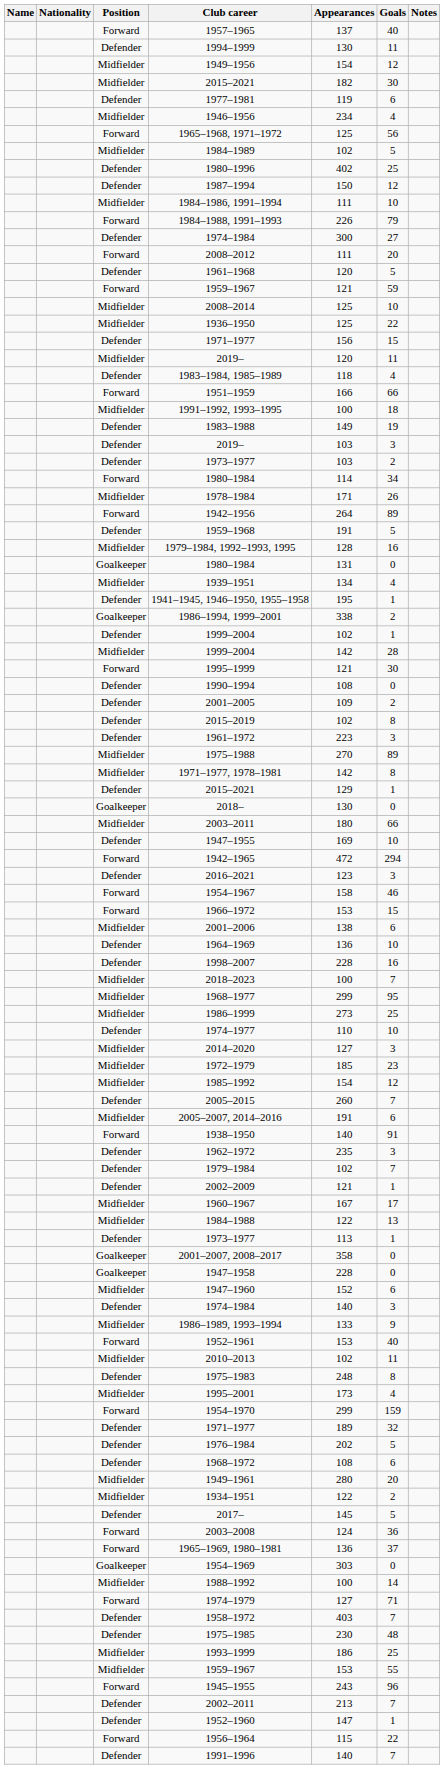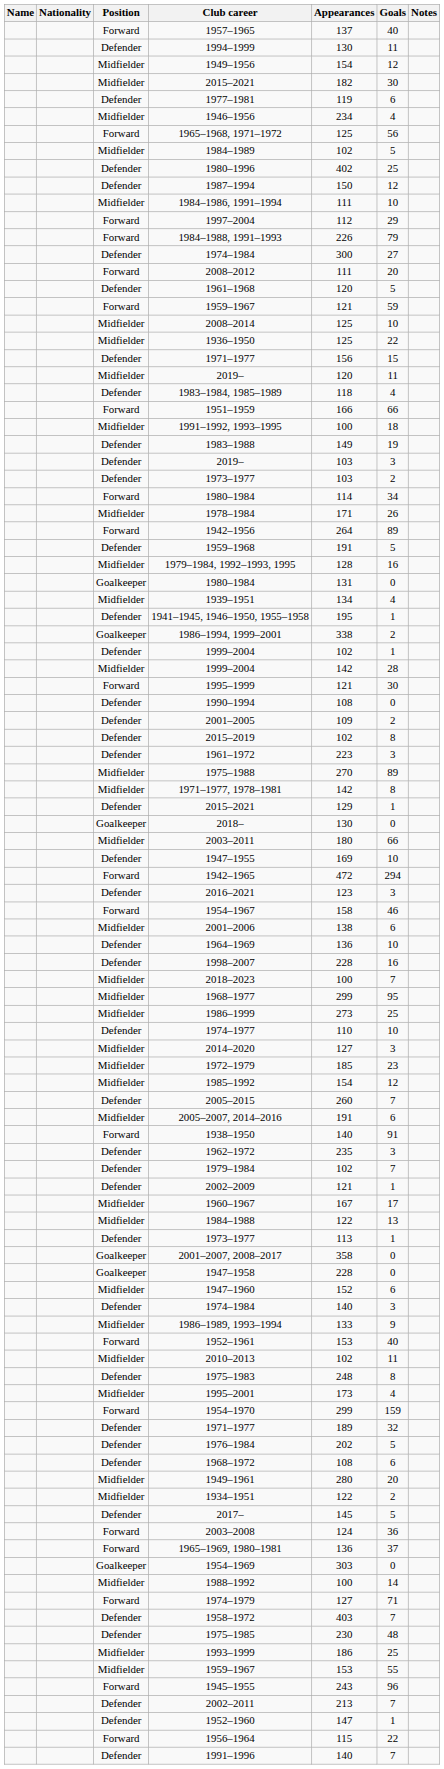+ row: (121, 220)
- row: (121, 910)
